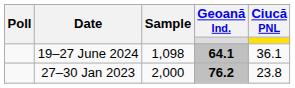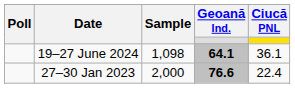(221, 72) 76.2 -> (221, 72) 76.6
(269, 72) 23.8 -> (269, 72) 22.4
